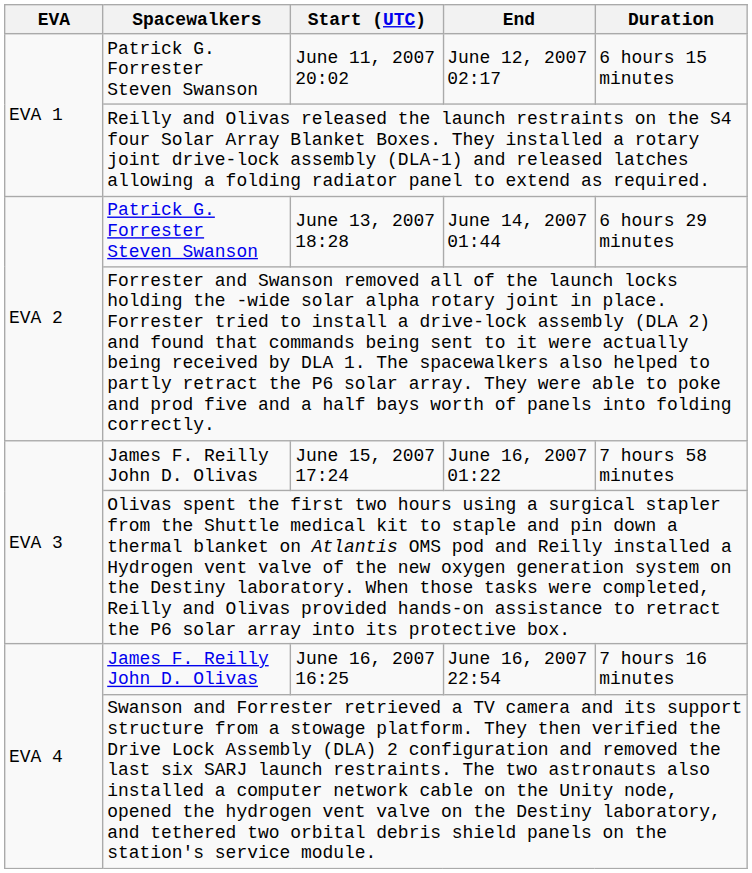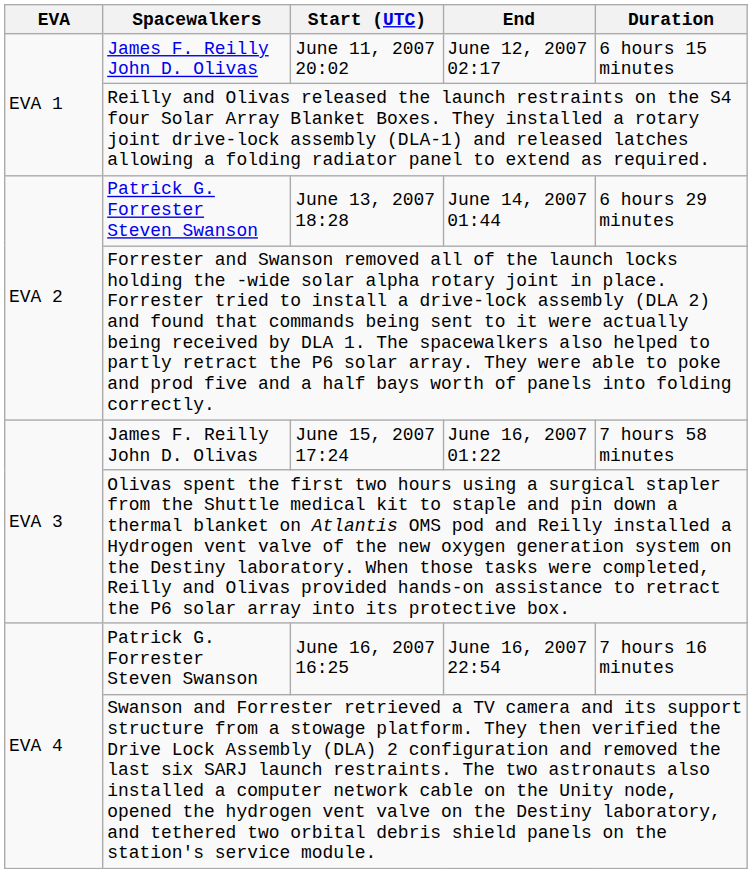(183, 69) Patrick G. Forrester Steven Swanson -> (188, 59) James F. Reilly John D. Olivas
(188, 669) James F. Reilly John D. Olivas -> (183, 659) Patrick G. Forrester Steven Swanson
